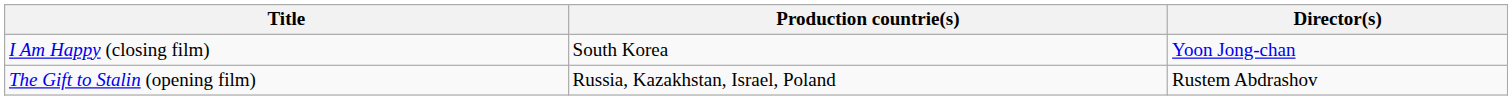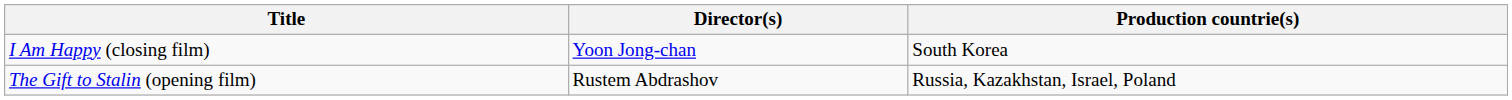columns swapped: (1338, 19) <-> (868, 19)
